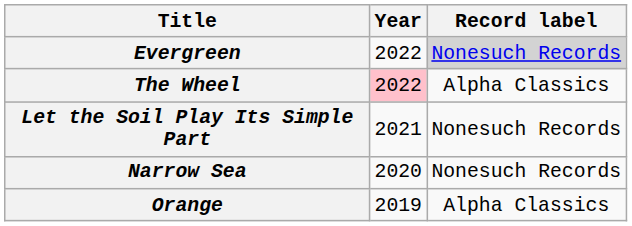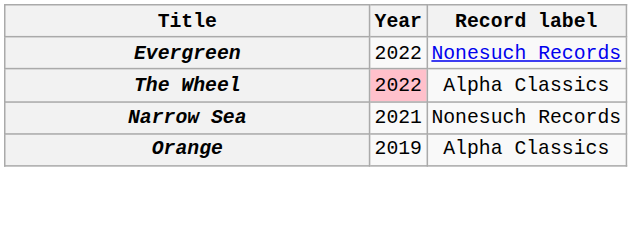(526, 53) lightgrey background -> (526, 53) no background
- row: (187, 129)
(398, 172) 2020 -> (398, 117) 2021
